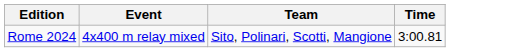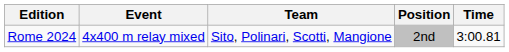+ column: (424, 15)
